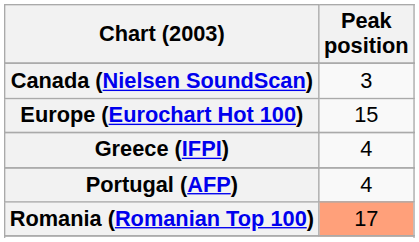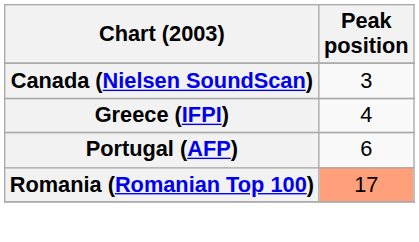- row: (162, 115)
(366, 184) 4 -> (366, 149) 6
